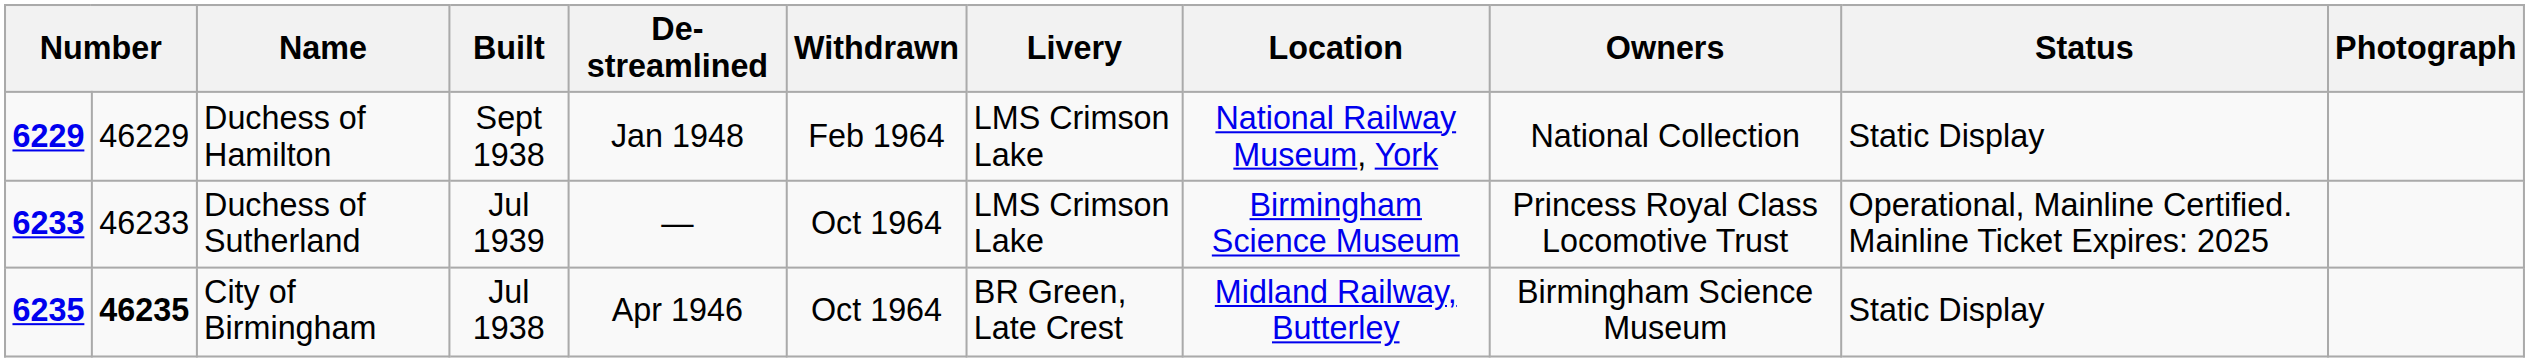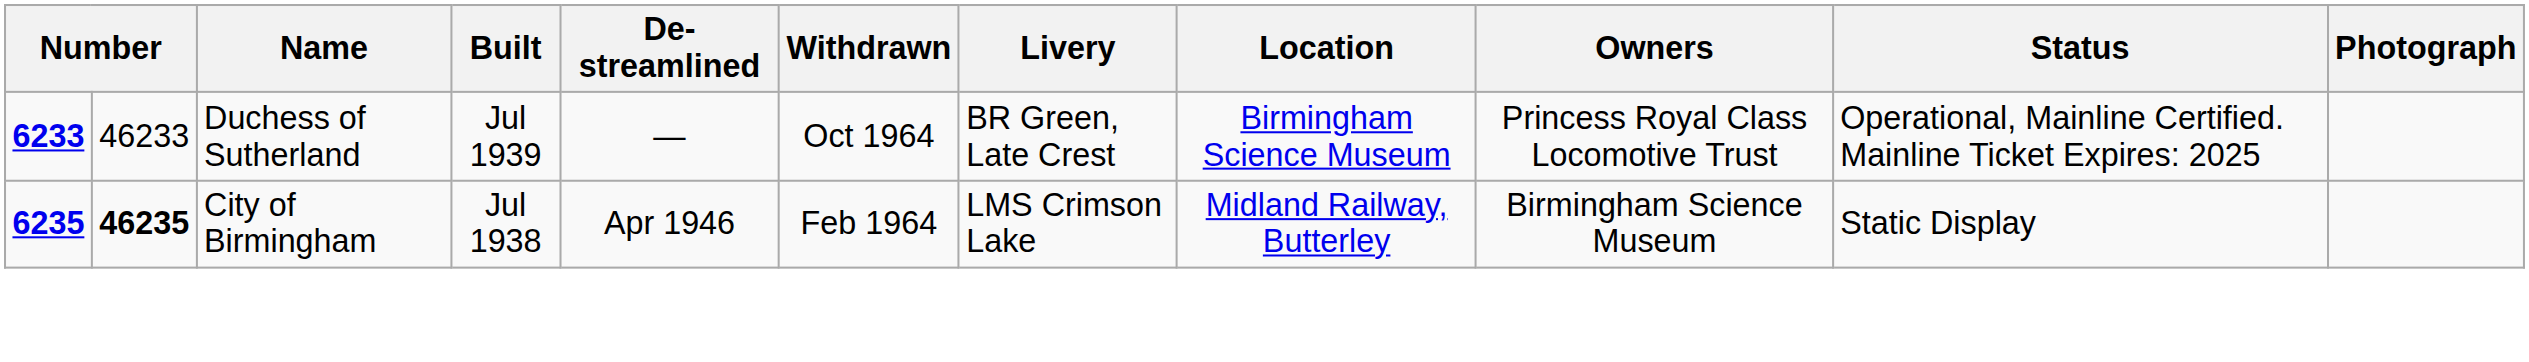- row: (285, 135)
(1072, 223) LMS Crimson Lake -> (1043, 135) BR Green, Late Crest
(876, 311) Oct 1964 -> (869, 223) Feb 1964
(1050, 311) BR Green, Late Crest -> (1064, 223) LMS Crimson Lake
